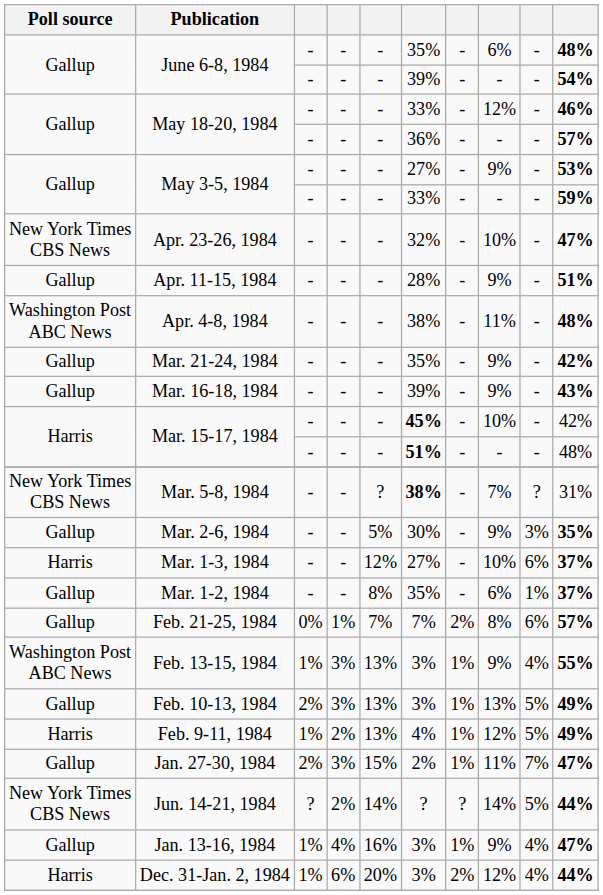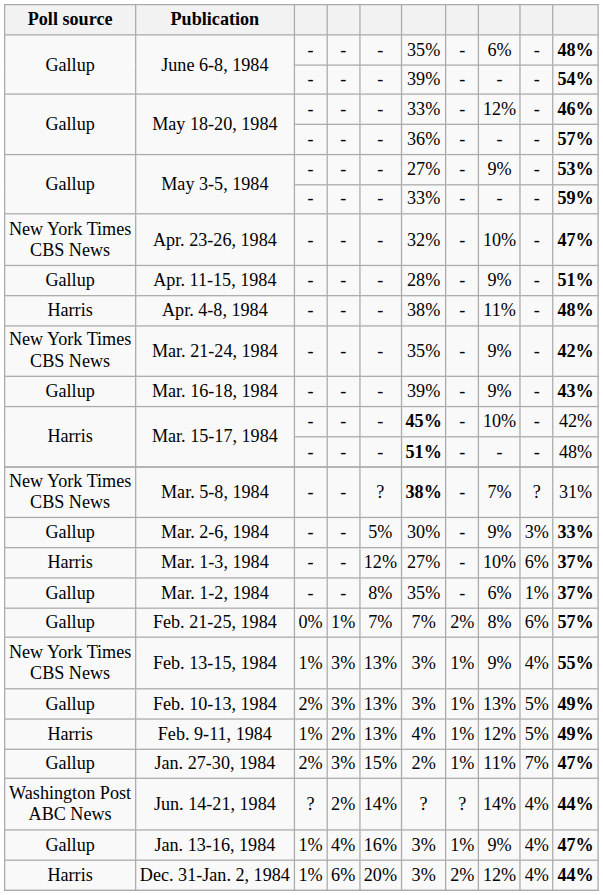(70, 321) Washington Post ABC News -> (70, 310) Harris
(70, 361) Gallup -> (70, 351) New York Times CBS News
(576, 532) 35% -> (576, 532) 33%
(70, 663) Washington Post ABC News -> (70, 663) New York Times CBS News
(70, 804) New York Times CBS News -> (70, 804) Washington Post ABC News
(537, 804) 5% -> (537, 804) 4%
